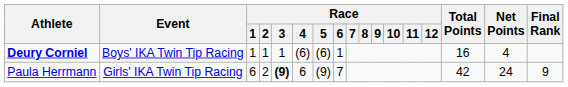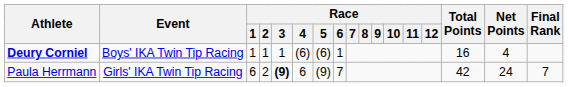(545, 72) 9 -> (545, 72) 7
